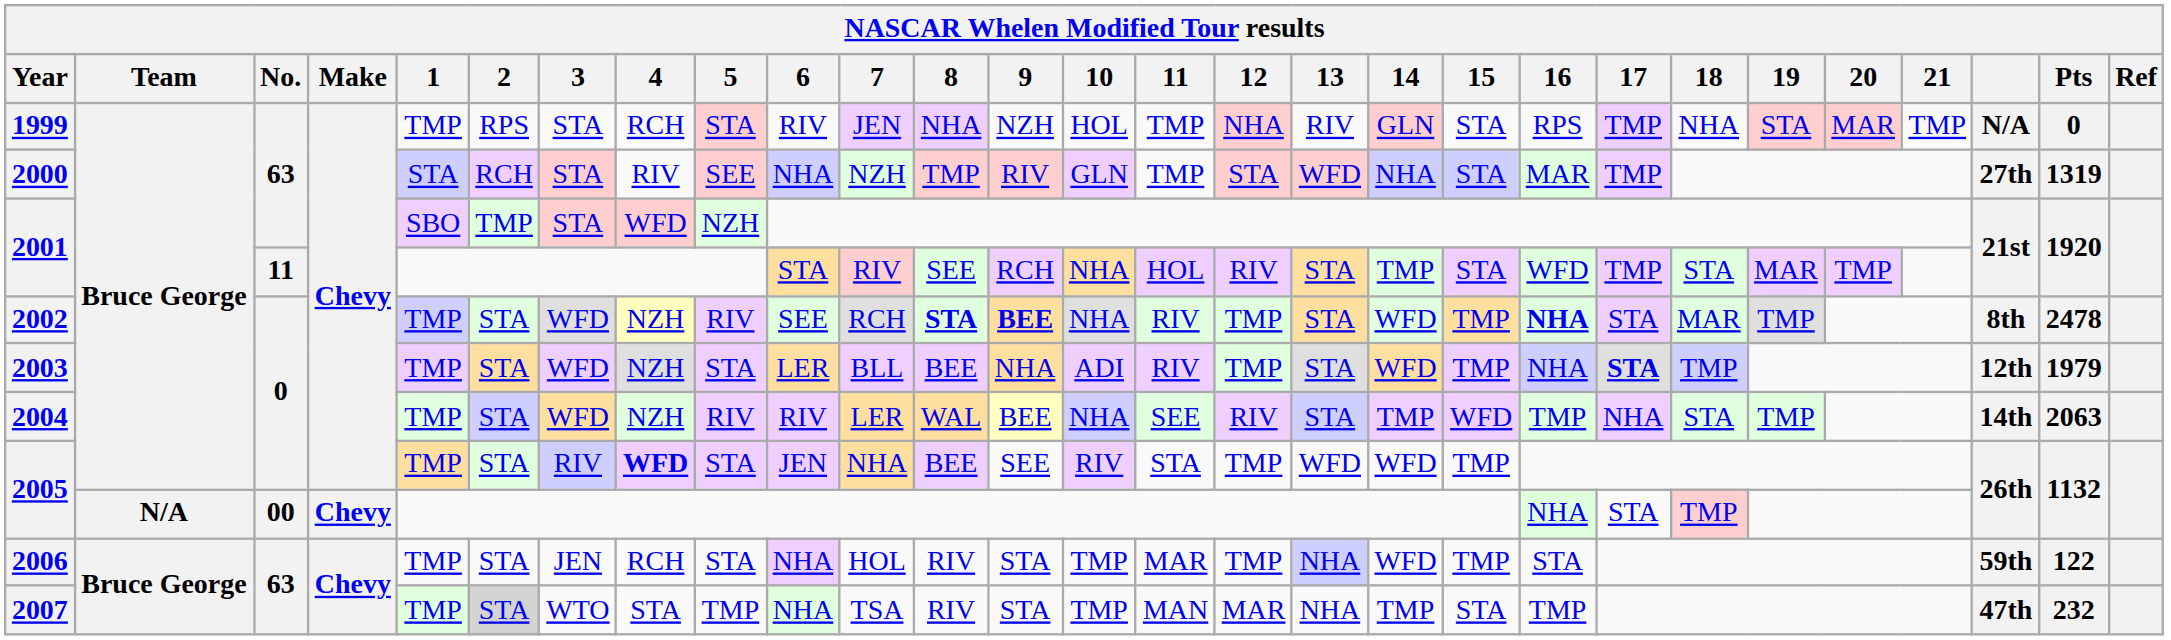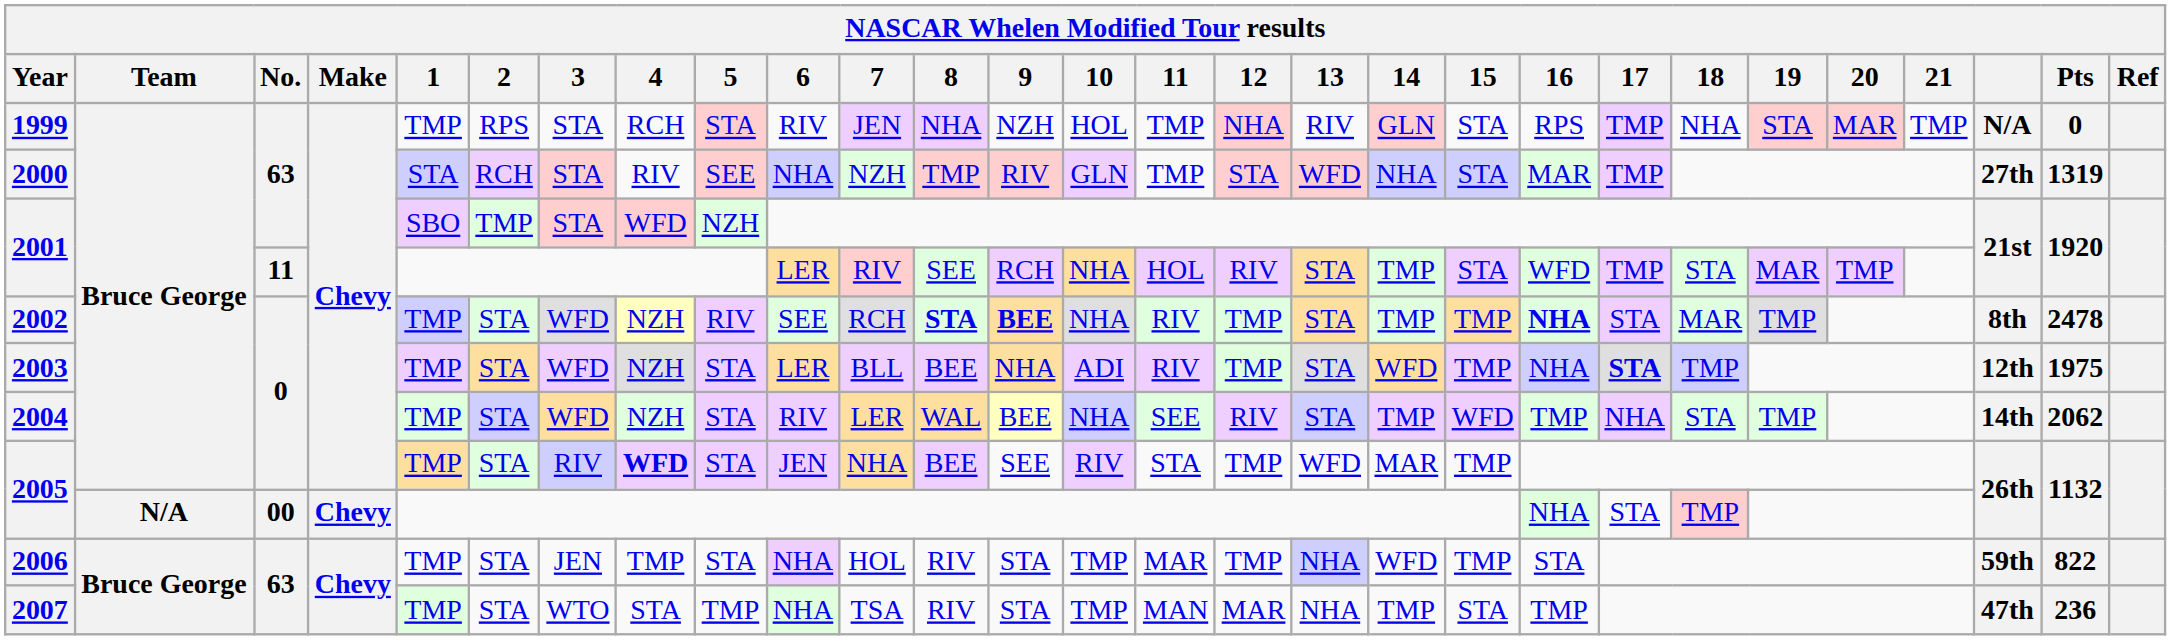(803, 270) STA -> (803, 270) LER
(1406, 319) WFD -> (1406, 319) TMP
(2074, 367) 1979 -> (2075, 367) 1975
(730, 416) RIV -> (730, 416) STA
(2074, 416) 2063 -> (2075, 416) 2062
(1406, 464) WFD -> (1406, 464) MAR
(656, 561) RCH -> (656, 561) TMP
(2074, 561) 122 -> (2075, 561) 822
(504, 609) lightgrey background -> (504, 609) no background
(2074, 609) 232 -> (2075, 609) 236
